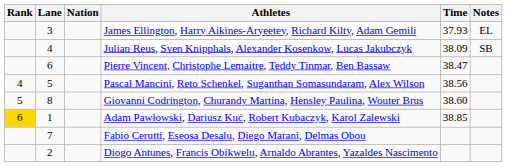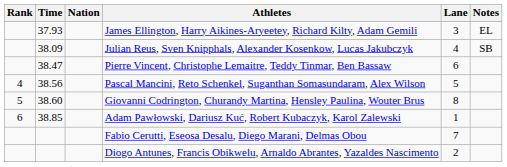columns swapped: (50, 13) <-> (455, 13)
(20, 118) gold background -> (20, 118) no background
